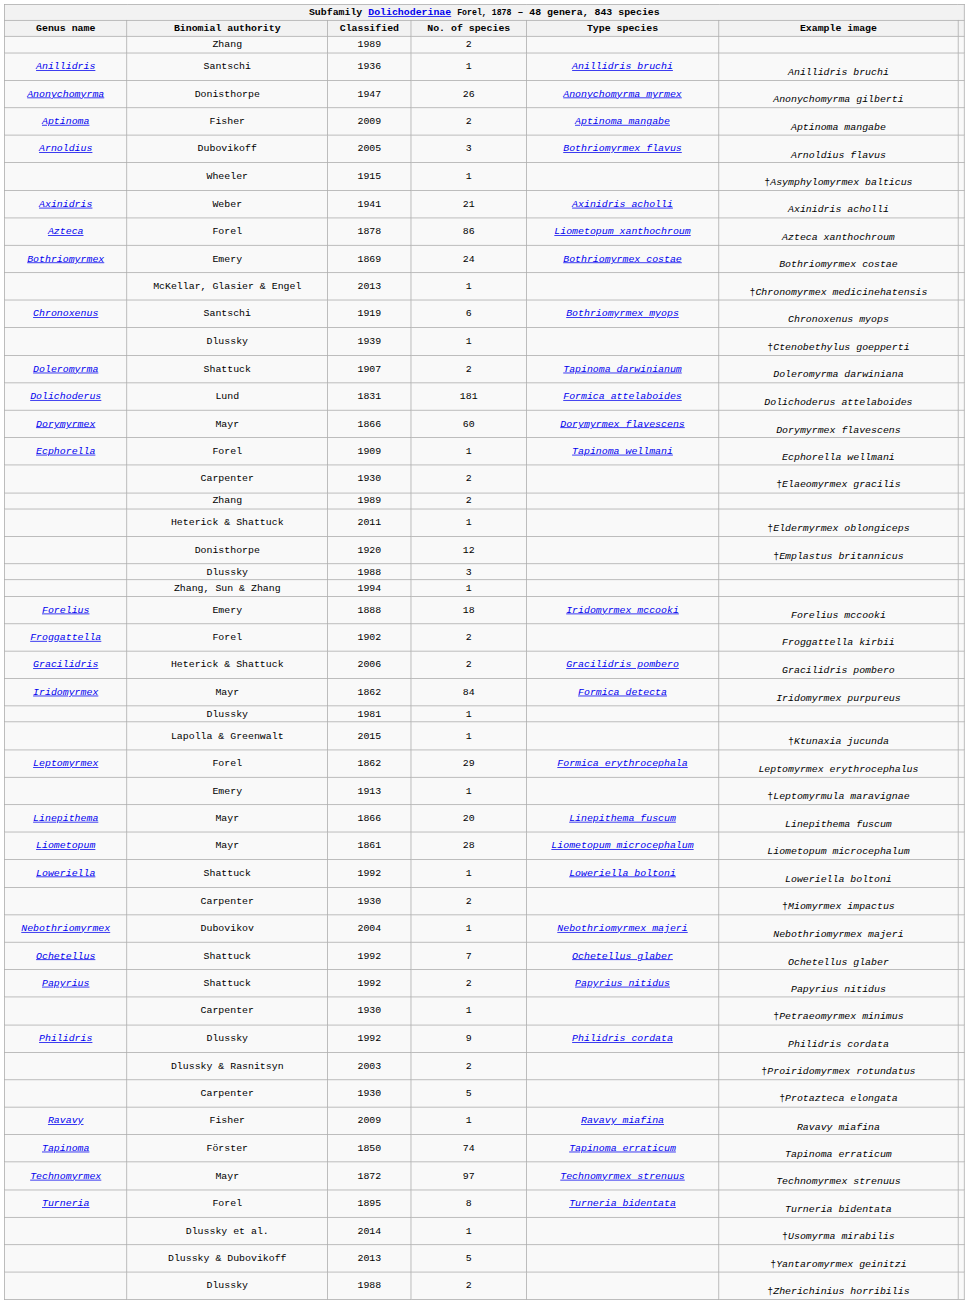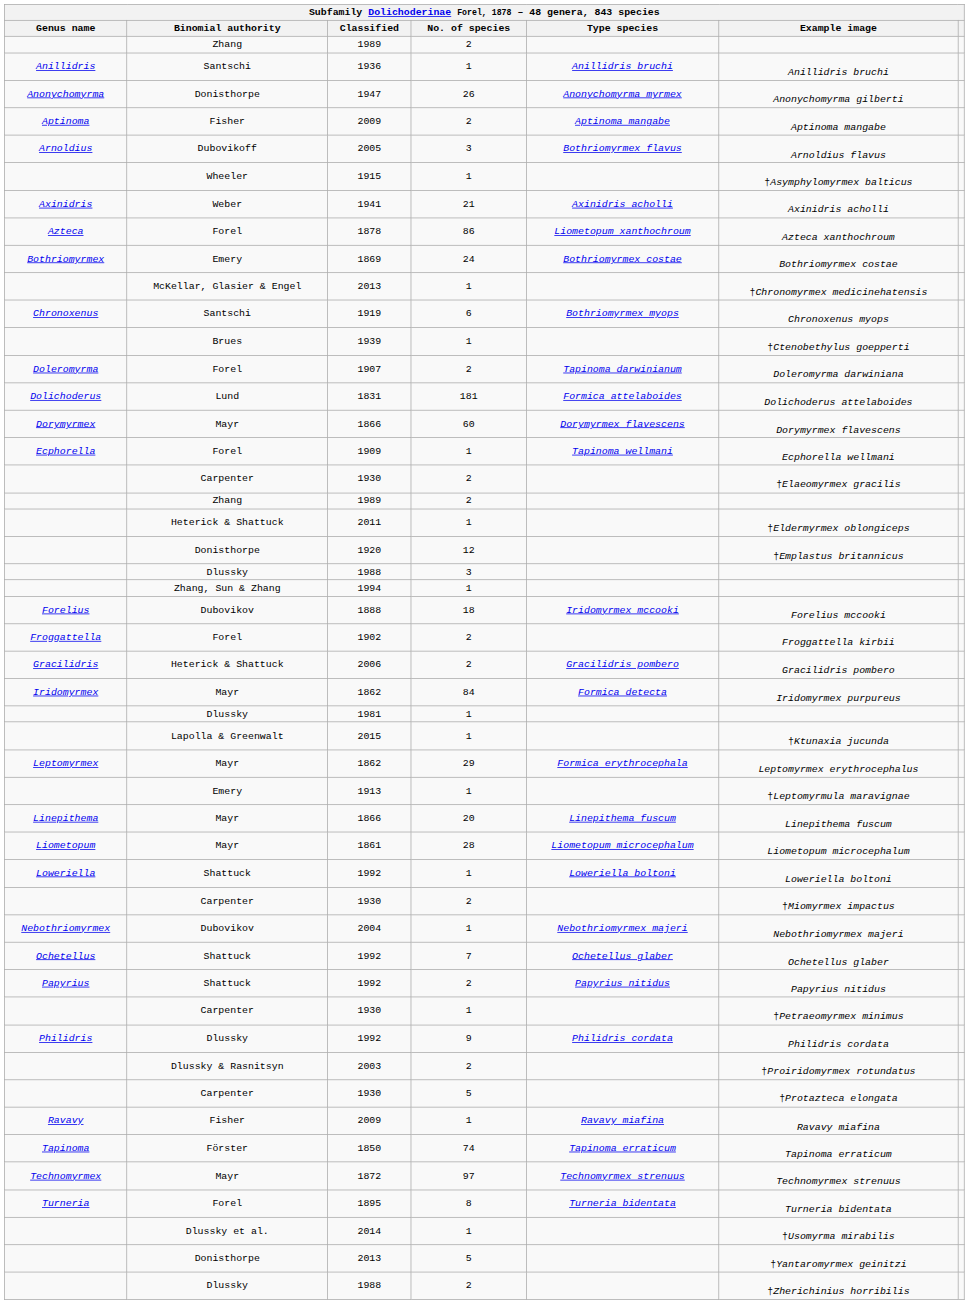(227, 341) Dlussky -> (227, 341) Brues
(227, 369) Shattuck -> (227, 369) Forel
(227, 610) Emery -> (227, 610) Dubovikov
(227, 763) Forel -> (227, 763) Mayr
(227, 1258) Dlussky & Dubovikoff -> (227, 1258) Donisthorpe
